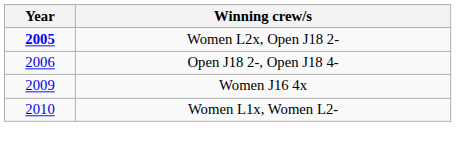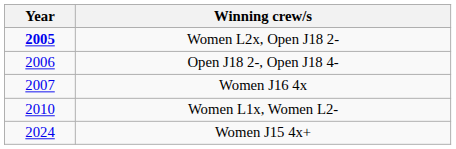(40, 86) 2009 -> (40, 86) 2007
+ row: (263, 132)
